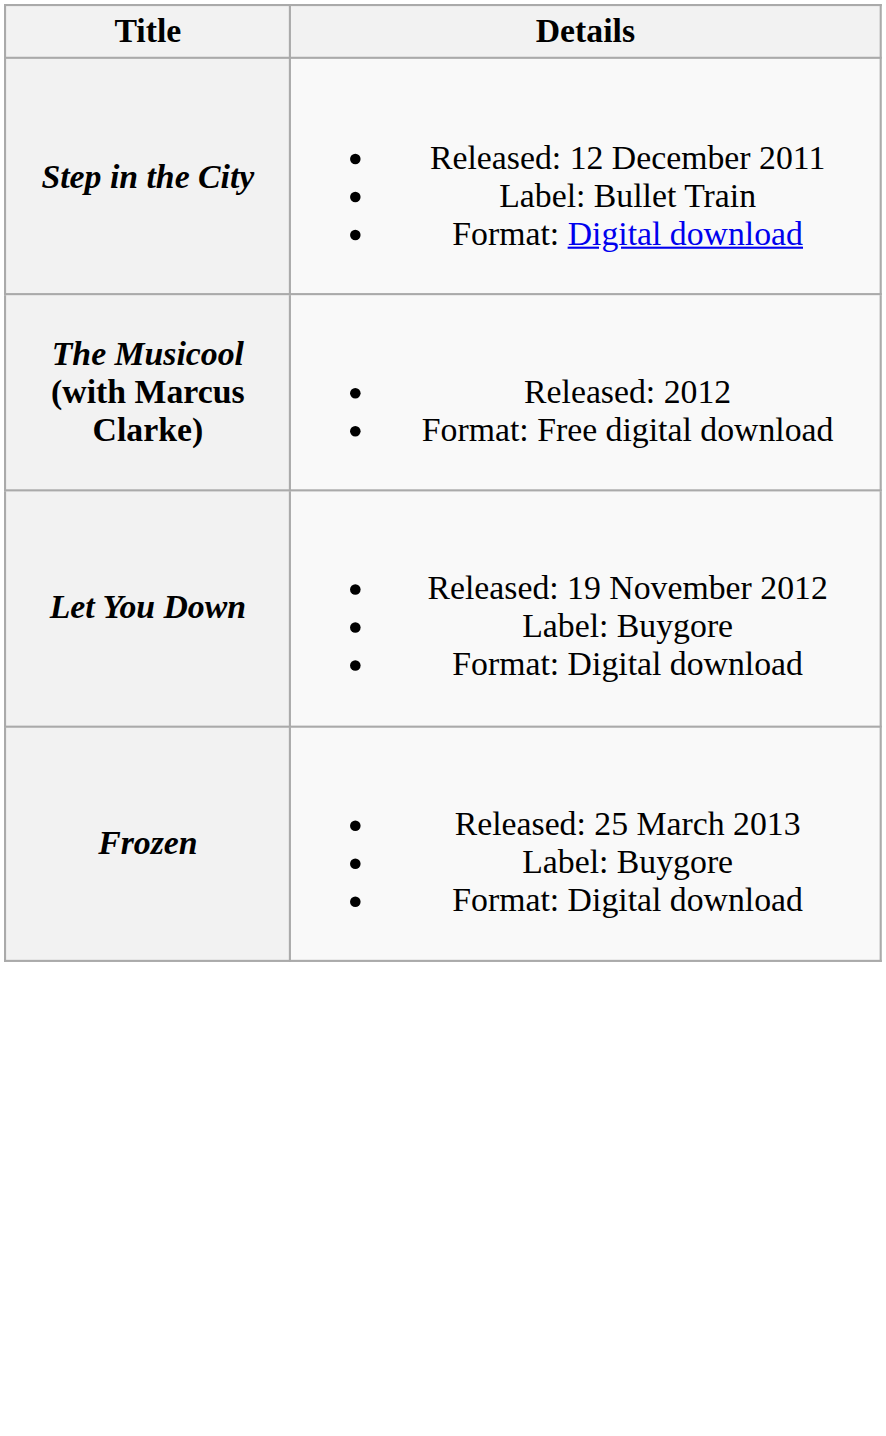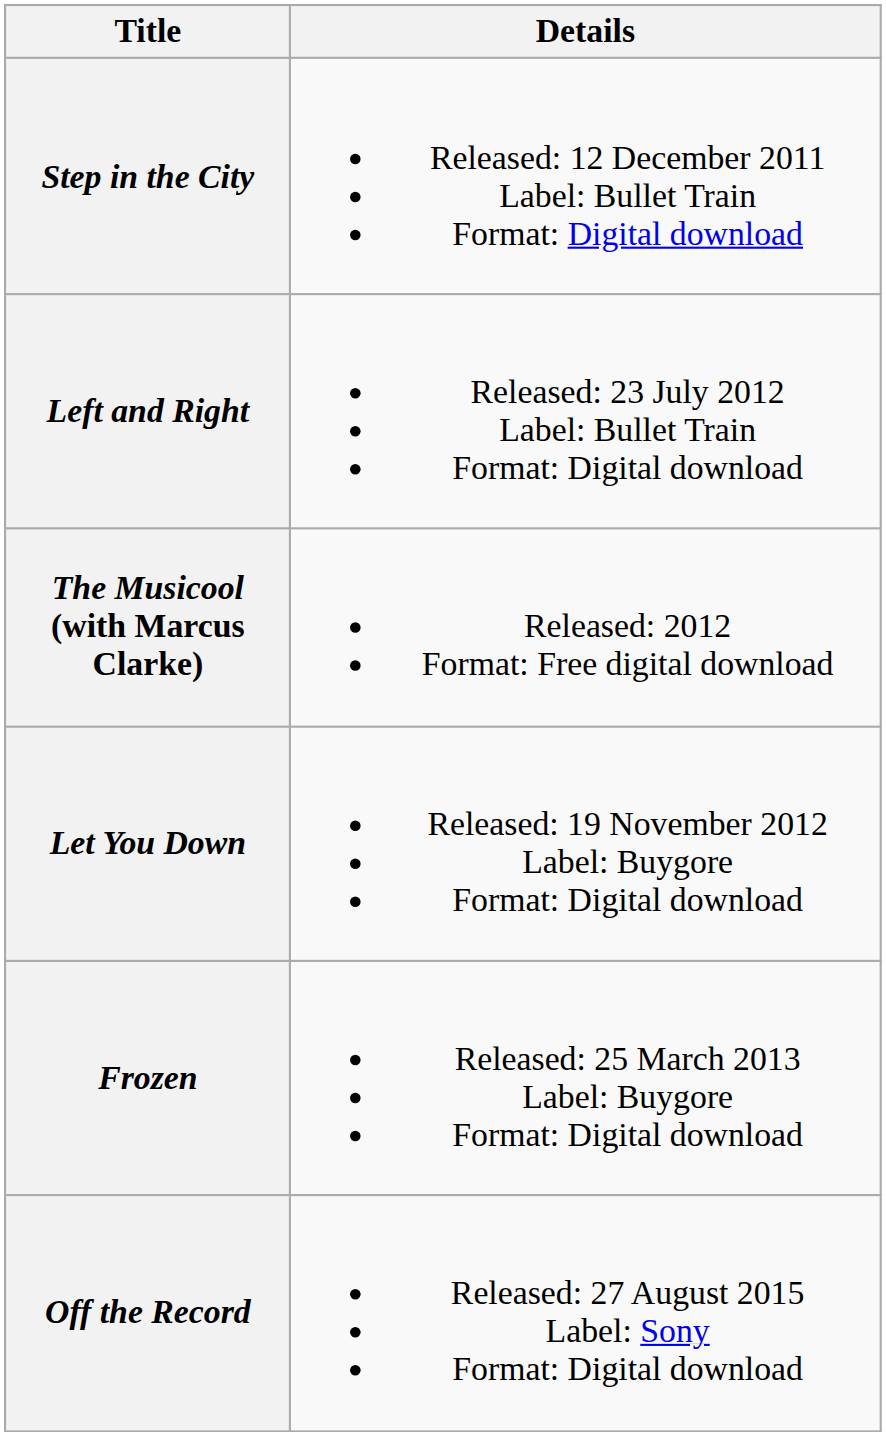+ row: (148, 410)
+ row: (148, 1312)
